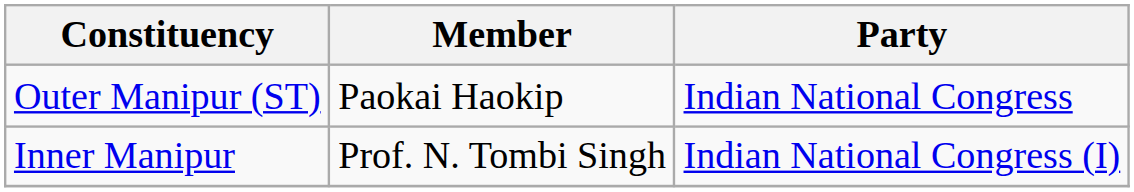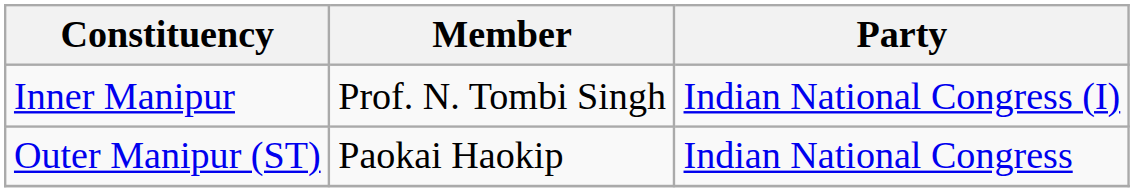rows swapped: (124, 155) <-> (167, 95)
